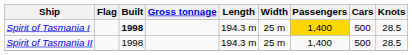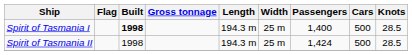(320, 27) gold background -> (320, 27) no background
(320, 43) 1,400 -> (320, 43) 1,424
